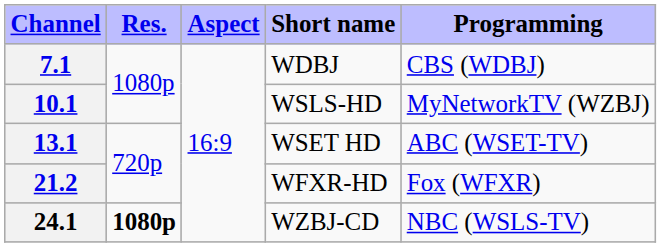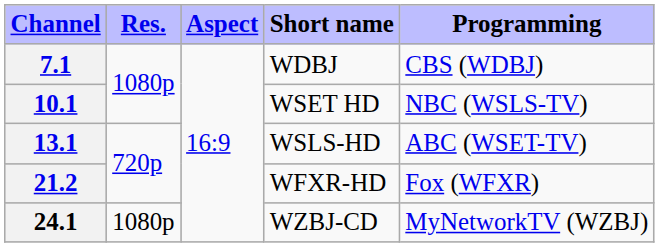(327, 103) WSLS-HD -> (325, 103) WSET HD
(528, 103) MyNetworkTV (WZBJ) -> (497, 103) NBC (WSLS-TV)
(326, 143) WSET HD -> (325, 143) WSLS-HD
(144, 222) bold -> (143, 222) normal
(498, 222) NBC (WSLS-TV) -> (527, 222) MyNetworkTV (WZBJ)
